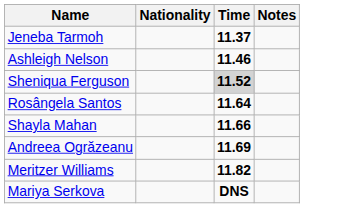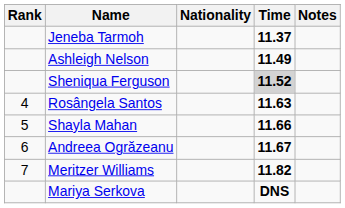+ column: (25, 15)
(234, 59) 11.46 -> (275, 59) 11.49
(234, 103) 11.64 -> (275, 103) 11.63
(234, 147) 11.69 -> (275, 147) 11.67
